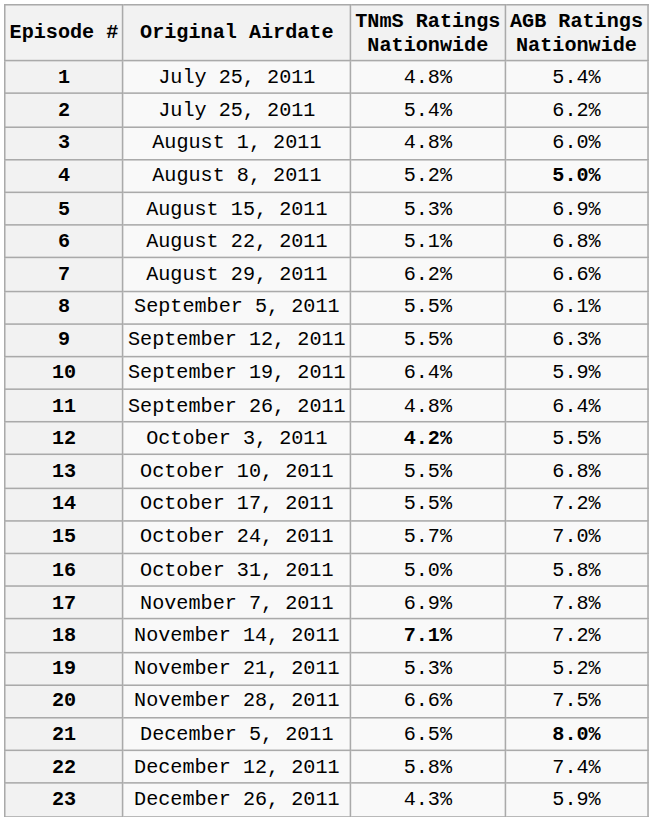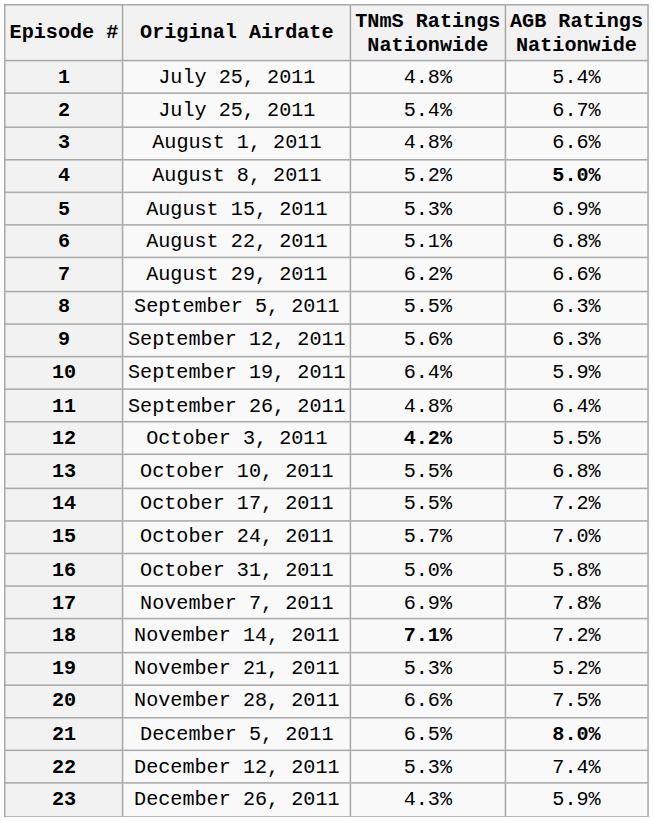(576, 110) 6.2% -> (576, 110) 6.7%
(576, 143) 6.0% -> (576, 143) 6.6%
(576, 307) 6.1% -> (576, 307) 6.3%
(428, 340) 5.5% -> (428, 340) 5.6%
(428, 767) 5.8% -> (428, 767) 5.3%
